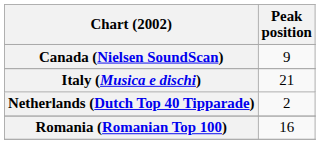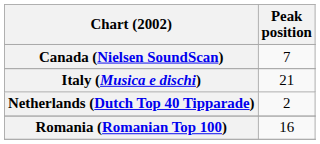(287, 56) 9 -> (287, 56) 7
